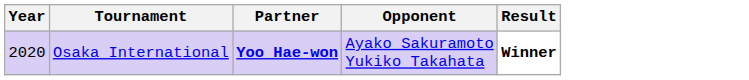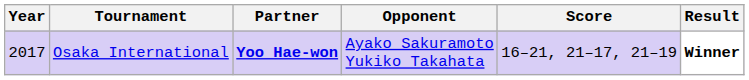+ column: (589, 17)
(27, 53) 2020 -> (27, 53) 2017
